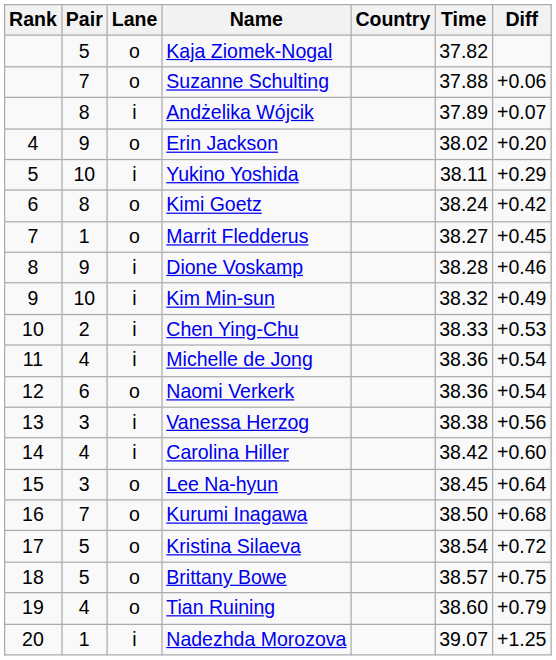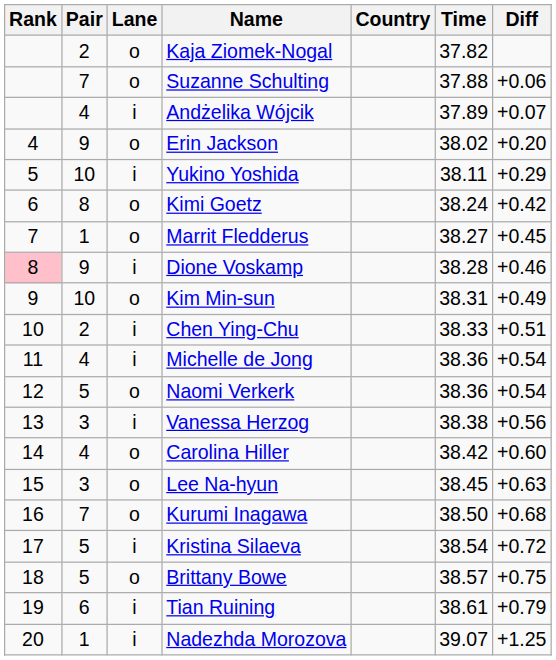(84, 50) 5 -> (84, 50) 2
(84, 112) 8 -> (84, 112) 4
(33, 267) no background -> (33, 267) pink background
(135, 298) i -> (135, 298) o
(464, 298) 38.32 -> (464, 298) 38.31
(522, 329) +0.53 -> (522, 329) +0.51
(84, 391) 6 -> (84, 391) 5
(135, 453) i -> (135, 453) o
(522, 484) +0.64 -> (522, 484) +0.63
(135, 546) o -> (135, 546) i
(84, 608) 4 -> (84, 608) 6
(135, 608) o -> (135, 608) i
(464, 608) 38.60 -> (464, 608) 38.61
